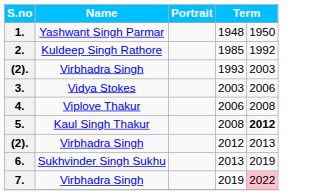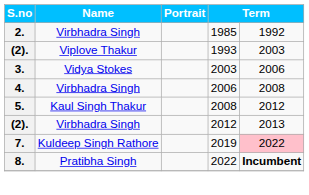- row: (20, 32)
(102, 50) Kuldeep Singh Rathore -> (98, 32) Virbhadra Singh
(102, 69) Virbhadra Singh -> (98, 50) Viplove Thakur
(102, 106) Viplove Thakur -> (98, 87) Virbhadra Singh
(262, 124) bold -> (272, 106) normal
- row: (20, 161)
(102, 180) Virbhadra Singh -> (98, 143) Kuldeep Singh Rathore
+ row: (20, 161)
